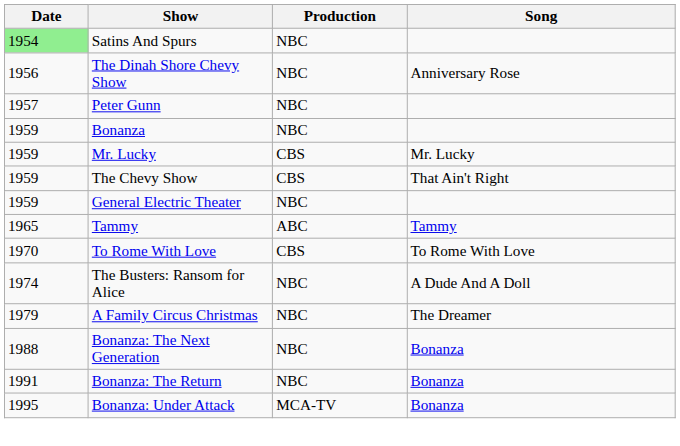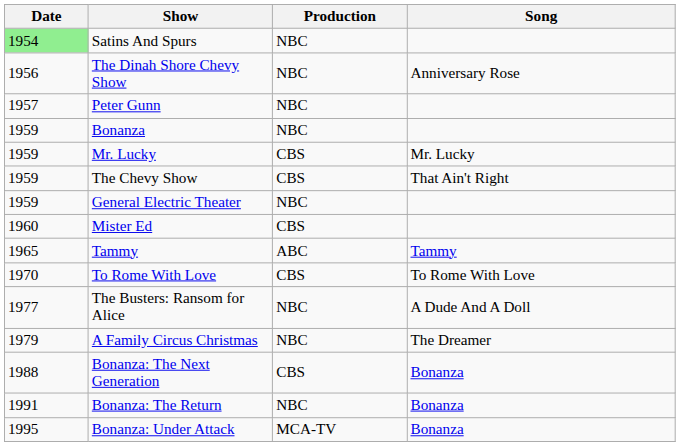+ row: (122, 226)
(23, 283) 1974 -> (23, 307) 1977
(292, 348) NBC -> (291, 372) CBS
